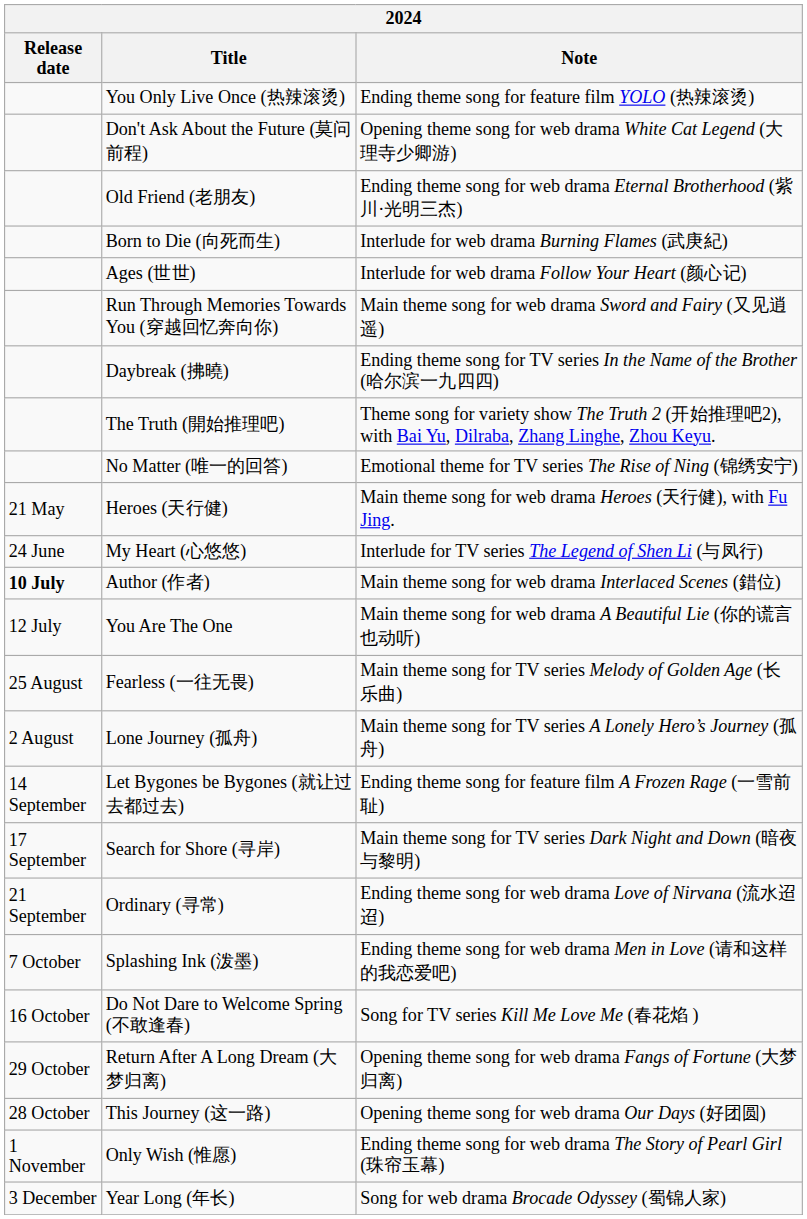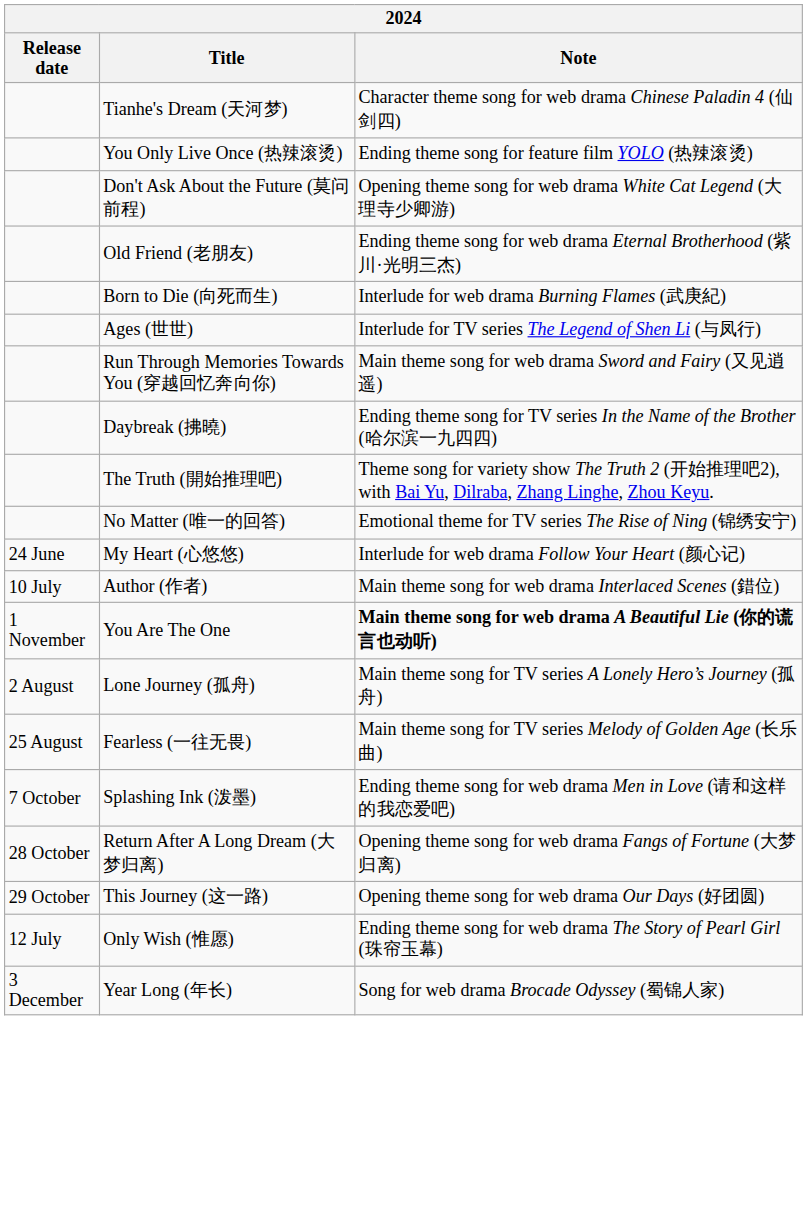+ row: (195, 109)
(553, 273) Interlude for web drama Follow Your Heart (颜心记) -> (560, 329) Interlude for TV series The Legend of Shen Li (与凤行)
- row: (167, 508)
(561, 550) Interlude for TV series The Legend of Shen Li (与凤行) -> (552, 553) Interlude for web drama Follow Your Heart (颜心记)
(37, 583) bold -> (35, 586) normal
(35, 627) 12 July -> (47, 630) 1 November
(576, 626) normal -> (576, 629) bold
rows swapped: (182, 738) <-> (180, 682)
- row: (229, 793)
- row: (193, 849)
- row: (165, 905)
- row: (224, 1014)
(49, 1070) 29 October -> (49, 853) 28 October
(49, 1113) 28 October -> (49, 897) 29 October
(47, 1156) 1 November -> (35, 939) 12 July
